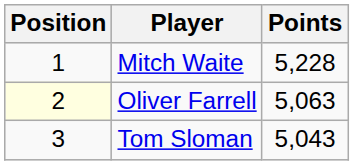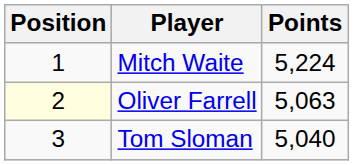(305, 62) 5,228 -> (305, 62) 5,224
(305, 139) 5,043 -> (305, 139) 5,040
